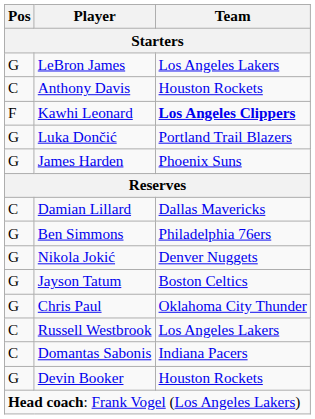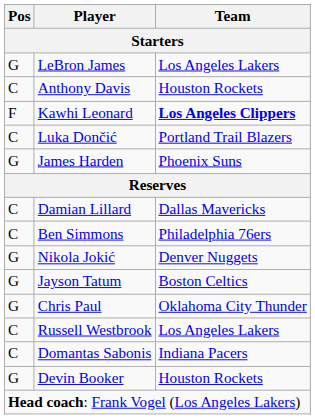(13, 137) G -> (13, 137) C
(13, 233) G -> (13, 233) C
